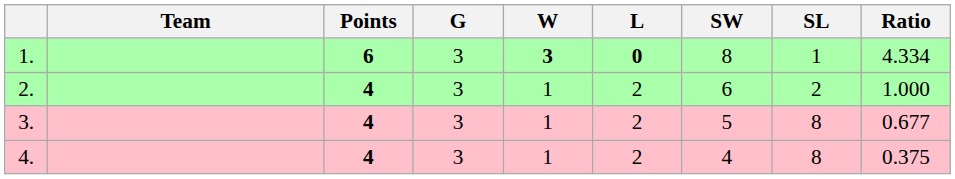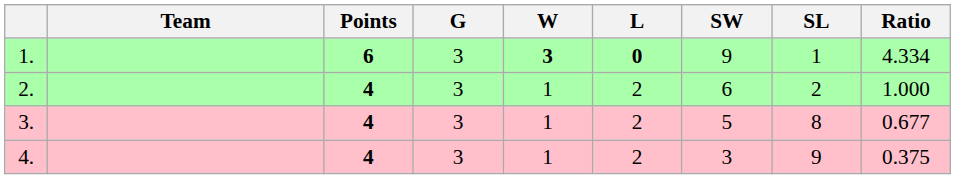(727, 55) 8 -> (727, 55) 9
(727, 156) 4 -> (727, 156) 3
(816, 156) 8 -> (816, 156) 9
